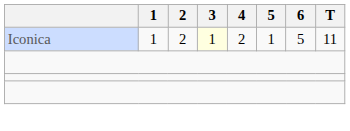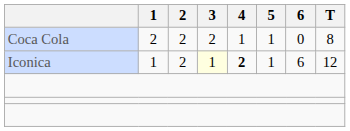+ row: (38, 39)
(242, 39) normal -> (242, 62) bold
(301, 39) 5 -> (301, 62) 6
(330, 39) 11 -> (330, 62) 12
